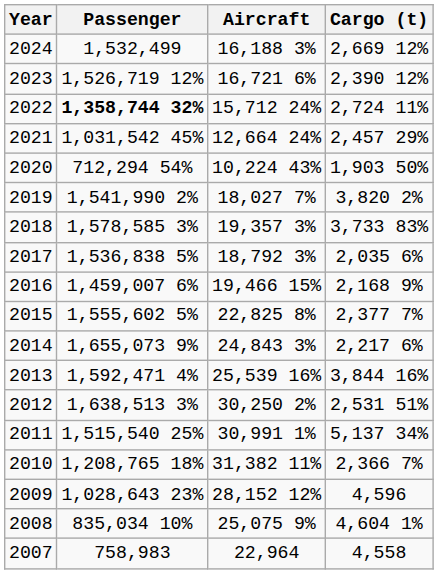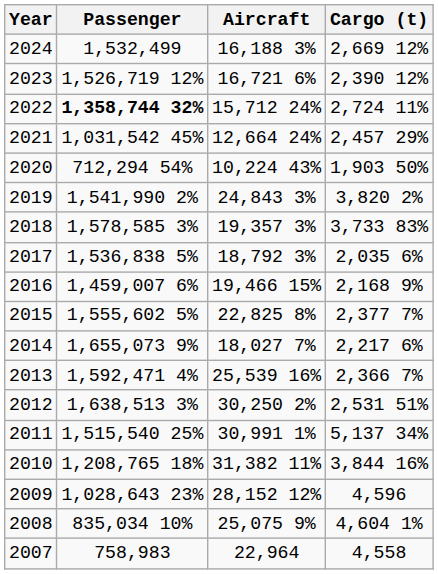(267, 198) 18,027 7% -> (267, 198) 24,843 3%
(267, 346) 24,843 3% -> (267, 346) 18,027 7%
(379, 375) 3,844 16% -> (379, 375) 2,366 7%
(379, 464) 2,366 7% -> (379, 464) 3,844 16%
